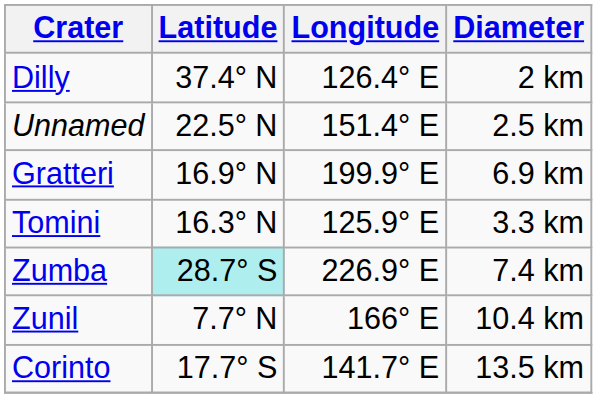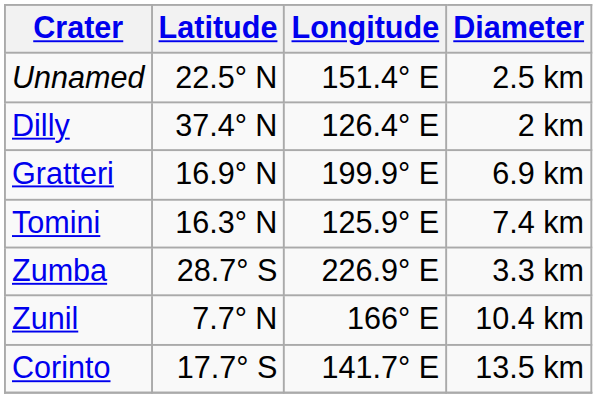rows swapped: (41, 77) <-> (78, 125)
(538, 222) 3.3 km -> (538, 222) 7.4 km
(227, 271) paleturquoise background -> (227, 271) no background
(538, 271) 7.4 km -> (538, 271) 3.3 km
